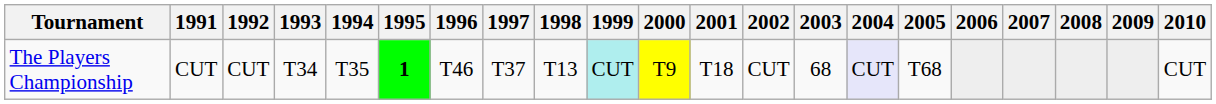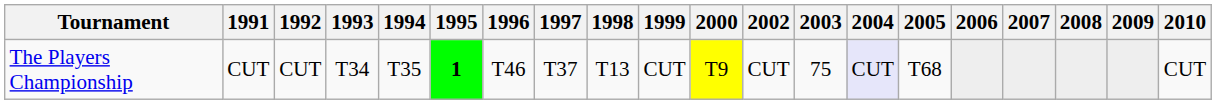- column: (717, 22)
(613, 69) paleturquoise background -> (665, 69) no background
(821, 69) 68 -> (821, 69) 75
